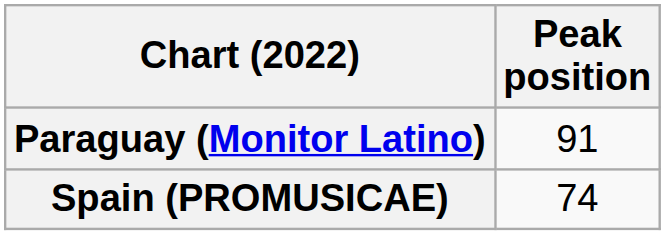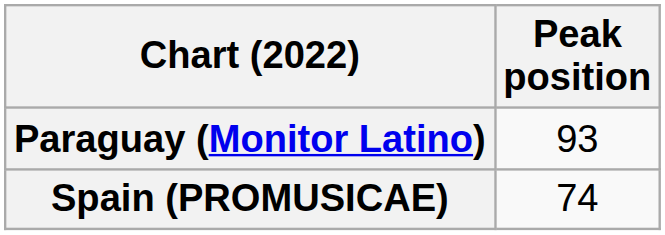(577, 137) 91 -> (577, 137) 93
